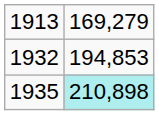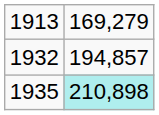(109, 57) 194,853 -> (109, 57) 194,857
